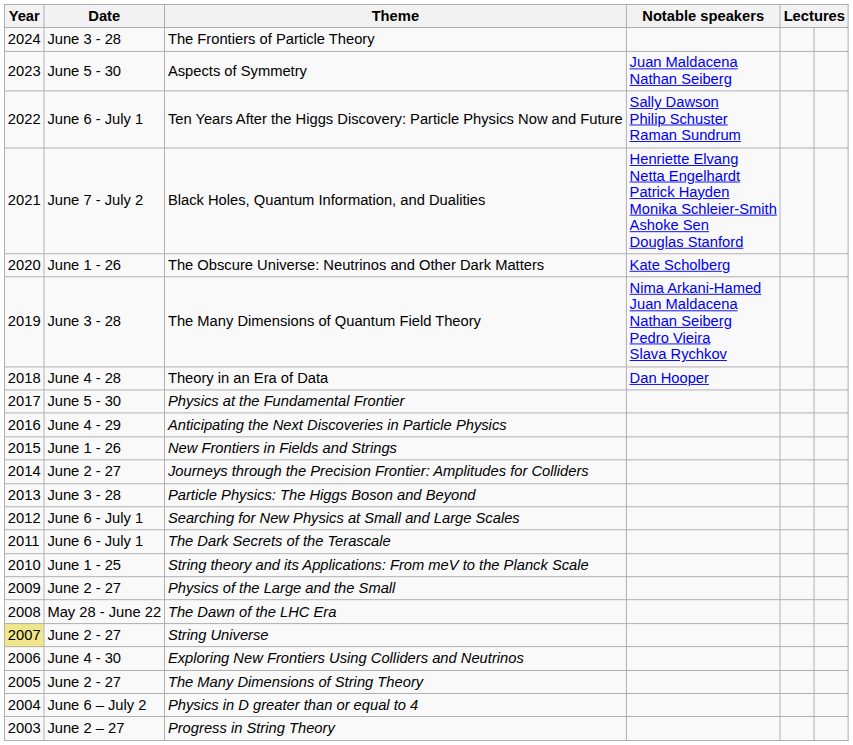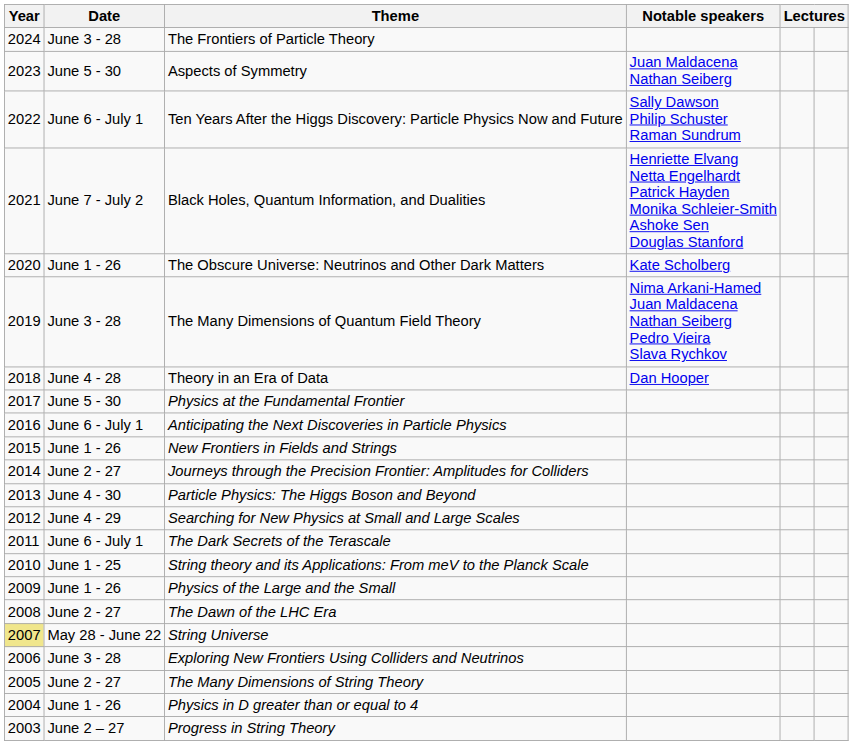(84, 424) June 4 - 29 -> (95, 424) June 6 - July 1
(84, 495) June 3 - 28 -> (84, 495) June 4 - 30
(95, 518) June 6 - July 1 -> (84, 518) June 4 - 29
(84, 588) June 2 - 27 -> (84, 588) June 1 - 26
(104, 611) May 28 - June 22 -> (84, 611) June 2 - 27
(84, 635) June 2 - 27 -> (104, 635) May 28 - June 22
(84, 658) June 4 - 30 -> (84, 658) June 3 - 28
(97, 705) June 6 – July 2 -> (84, 705) June 1 - 26
